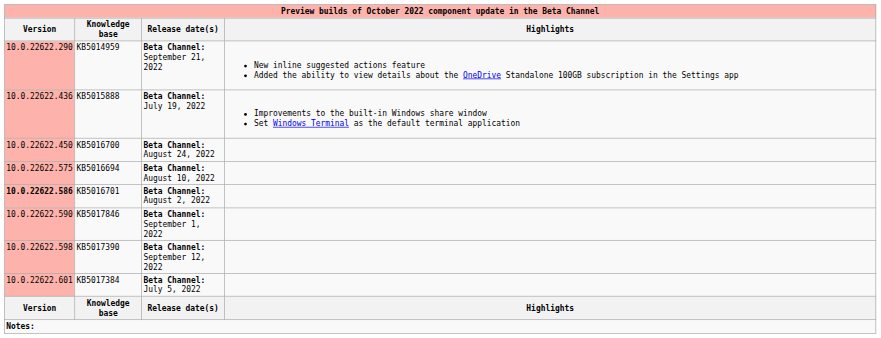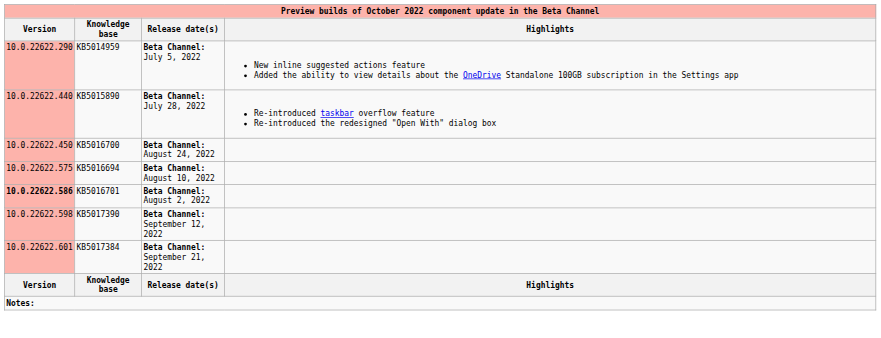(174, 58) Beta Channel: September 21, 2022 -> (174, 53) Beta Channel: July 5, 2022
- row: (98, 97)
+ row: (98, 97)
- row: (98, 215)
(174, 285) Beta Channel: July 5, 2022 -> (174, 257) Beta Channel: September 21, 2022
